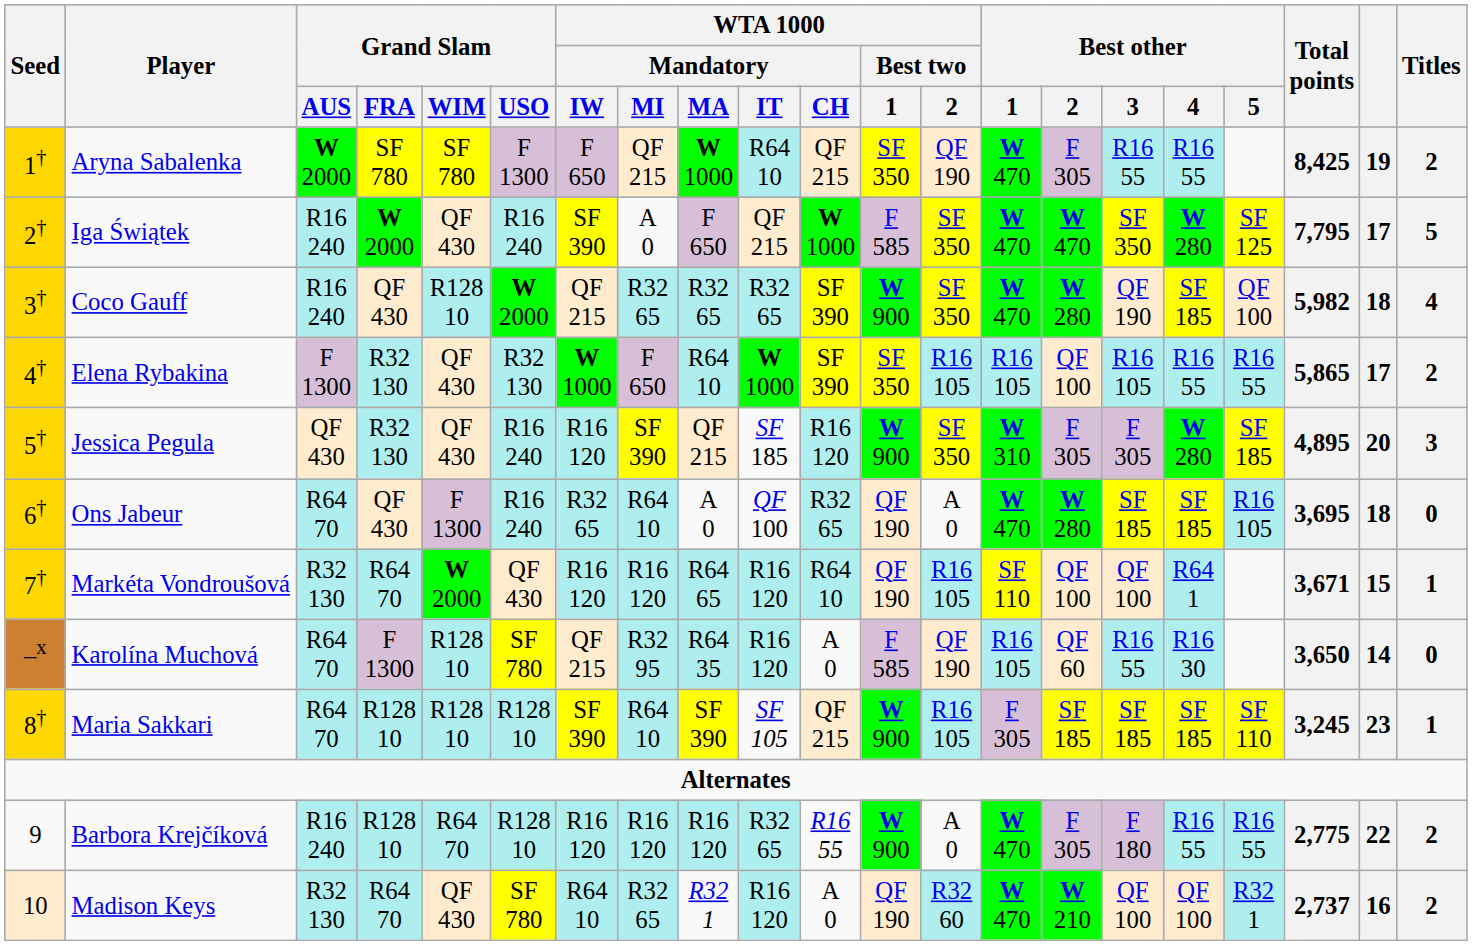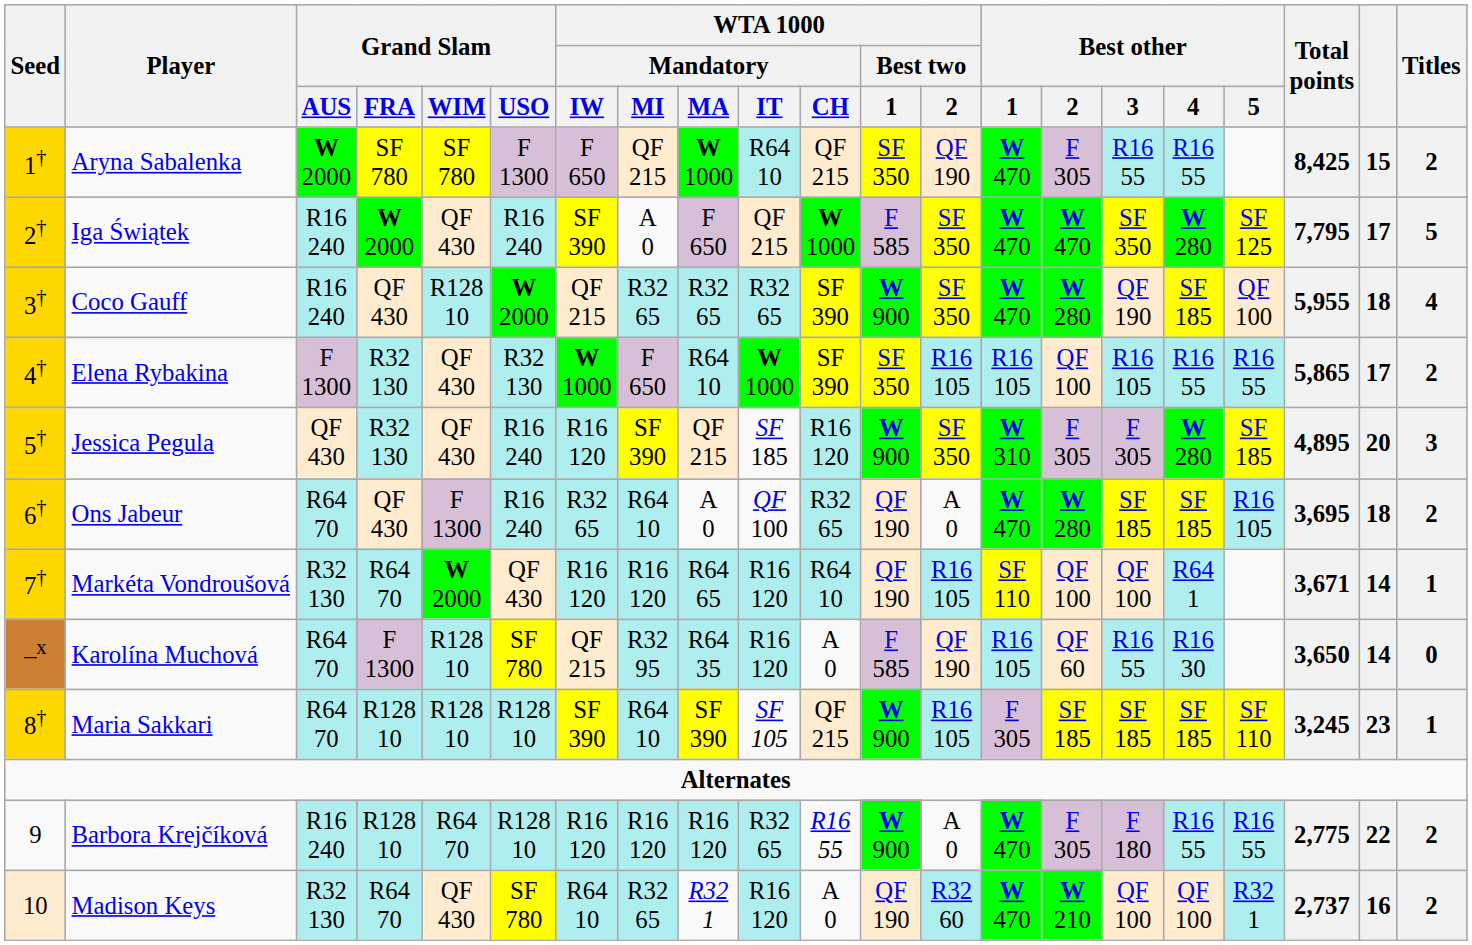(1378, 162) 19 -> (1378, 162) 15
(1322, 302) 5,982 -> (1322, 302) 5,955
(1431, 513) 0 -> (1431, 513) 2
(1378, 583) 15 -> (1378, 583) 14
